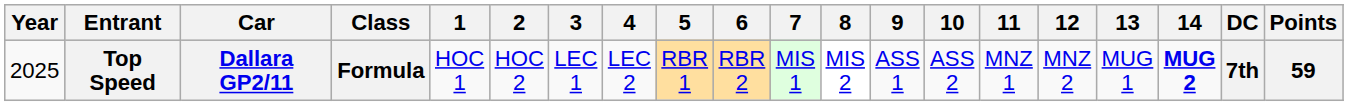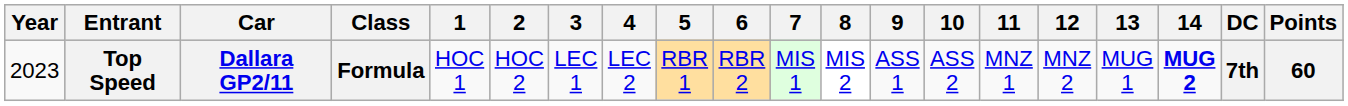(35, 70) 2025 -> (35, 70) 2023
(1303, 70) 59 -> (1303, 70) 60
